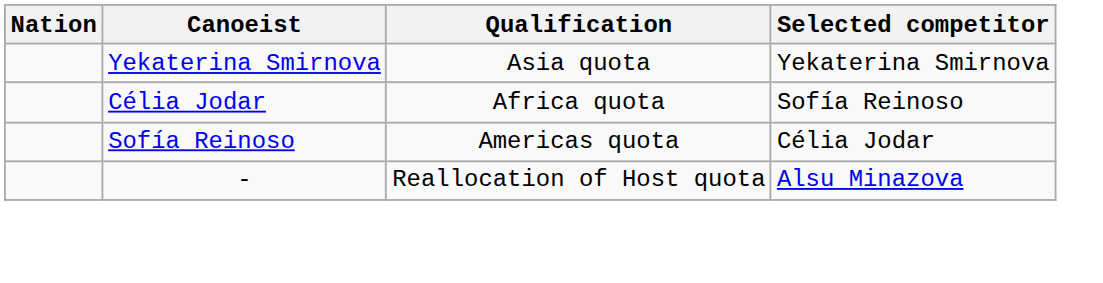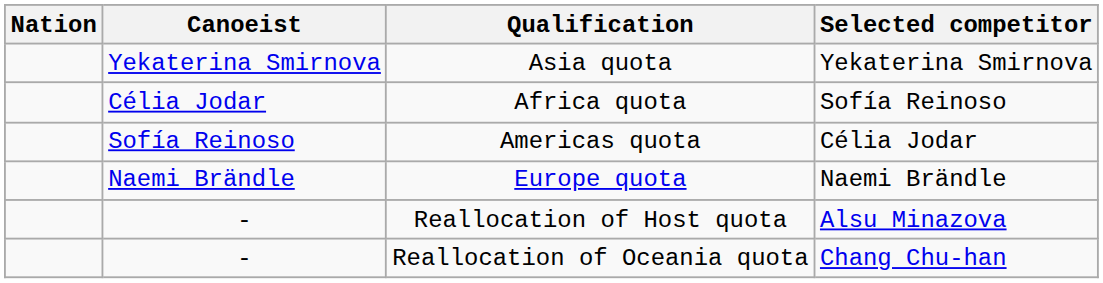+ row: (600, 180)
+ row: (600, 258)
